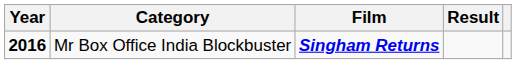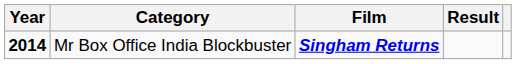(27, 44) 2016 -> (27, 44) 2014
